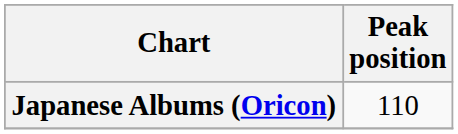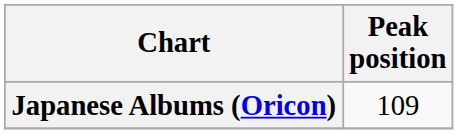(398, 104) 110 -> (398, 104) 109
